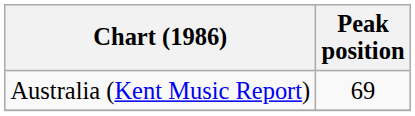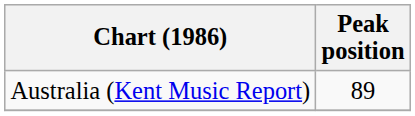(363, 90) 69 -> (363, 90) 89
